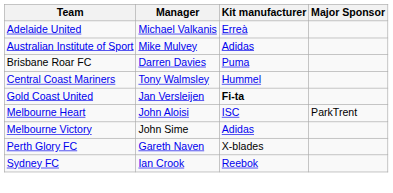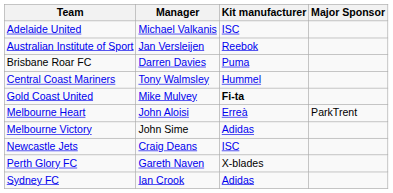(235, 29) Erreà -> (231, 29) ISC
(168, 46) Mike Mulvey -> (171, 46) Jan Versleijen
(238, 46) Adidas -> (240, 46) Reebok
(171, 96) Jan Versleijen -> (168, 96) Mike Mulvey
(231, 113) ISC -> (235, 113) Erreà
+ row: (42, 146)
(240, 163) Reebok -> (238, 180) Adidas
